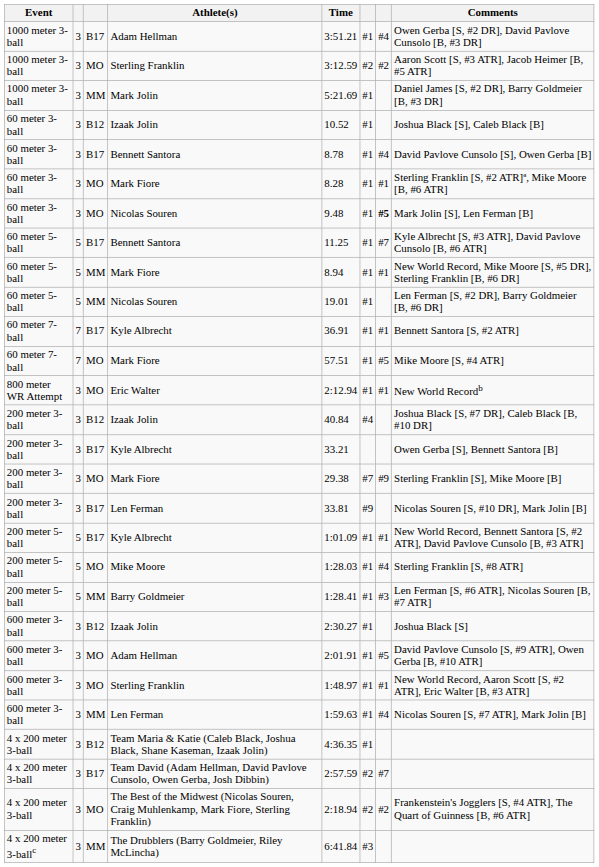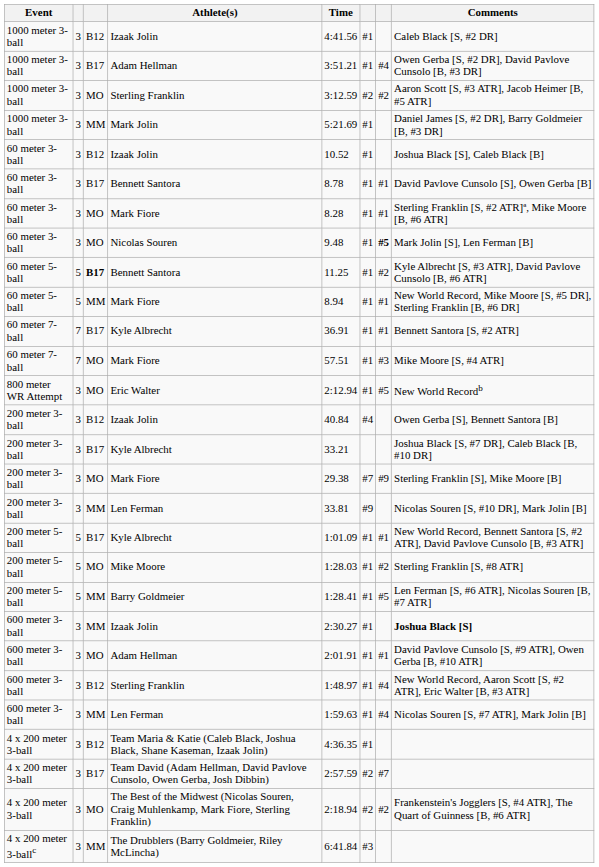+ row: (37, 36)
(384, 154) #4 -> (384, 183) #1
(95, 242) normal -> (95, 272) bold
(384, 242) #7 -> (384, 272) #2
- row: (32, 301)
(384, 360) #5 -> (384, 360) #3
(384, 390) #1 -> (384, 390) #5
(486, 419) Joshua Black [S, #7 DR], Caleb Black [B, #10 DR] -> (476, 419) Owen Gerba [S], Bennett Santora [B]
(476, 449) Owen Gerba [S], Bennett Santora [B] -> (486, 449) Joshua Black [S, #7 DR], Caleb Black [B, #10 DR]
(95, 508) B17 -> (96, 508) MM
(384, 567) #4 -> (384, 567) #2
(384, 596) #3 -> (384, 596) #5
(95, 626) B12 -> (96, 626) MM
(431, 626) normal -> (433, 626) bold
(384, 655) #5 -> (384, 655) #1
(95, 685) MO -> (95, 685) B12
(384, 685) #1 -> (384, 685) #4
